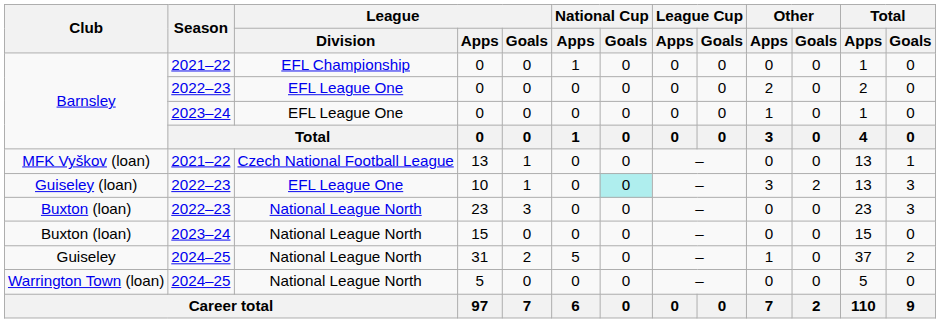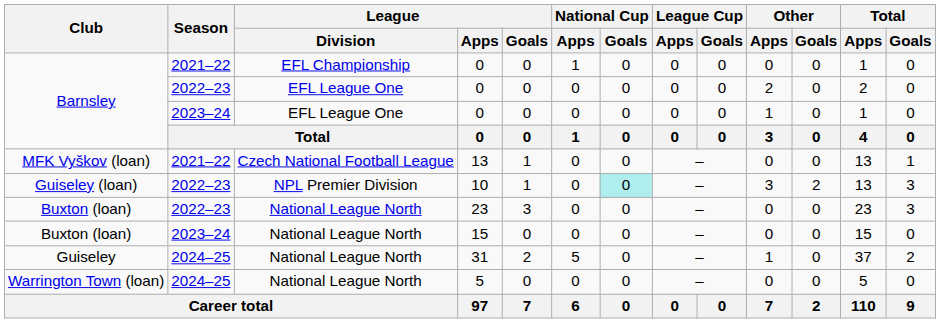(346, 185) EFL League One -> (346, 185) NPL Premier Division
